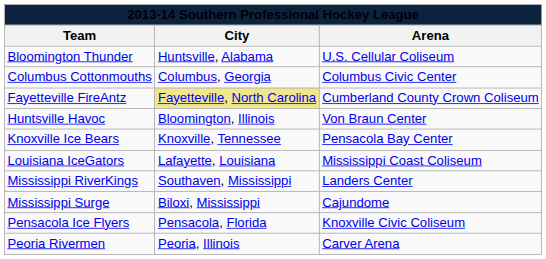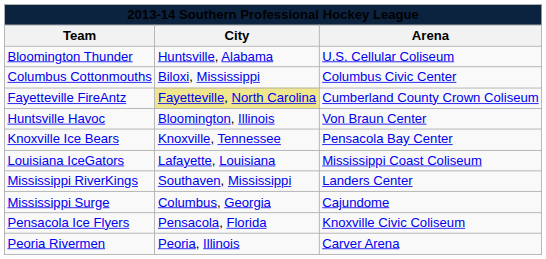(214, 77) Columbus, Georgia -> (209, 77) Biloxi, Mississippi
(209, 202) Biloxi, Mississippi -> (214, 202) Columbus, Georgia
